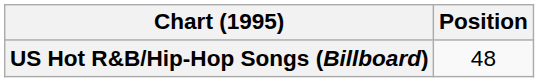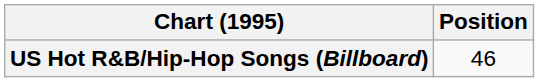(483, 58) 48 -> (483, 58) 46
